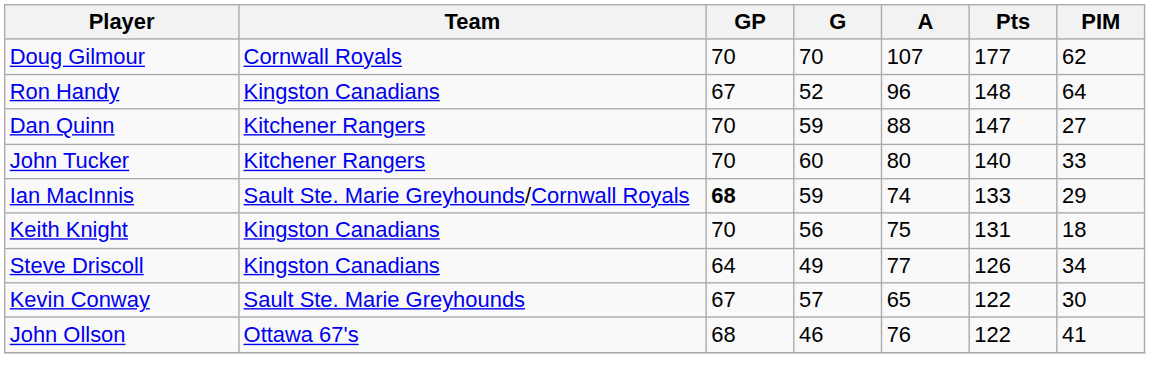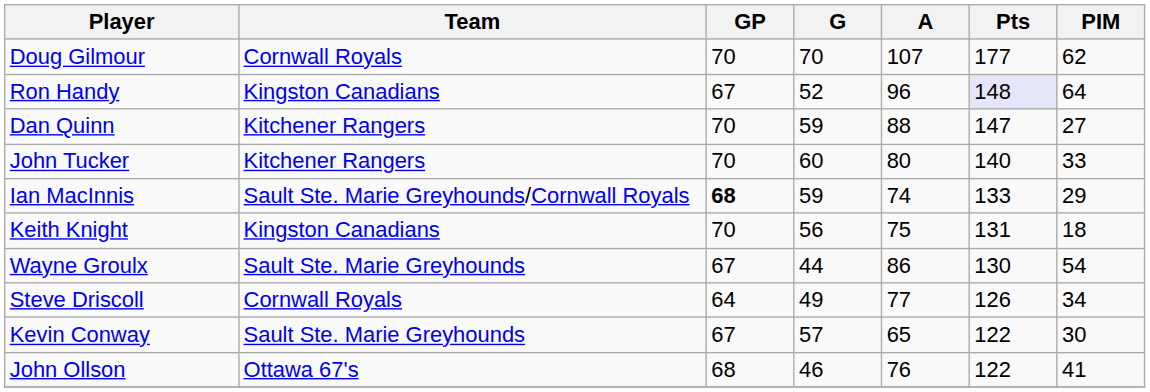(993, 91) no background -> (993, 91) lavender background
+ row: (79, 265)
(342, 265) Kingston Canadians -> (323, 299) Cornwall Royals
